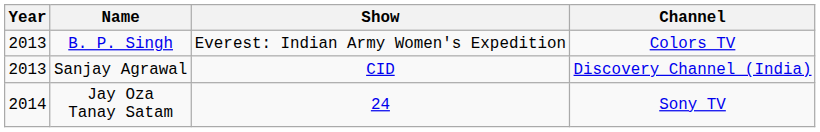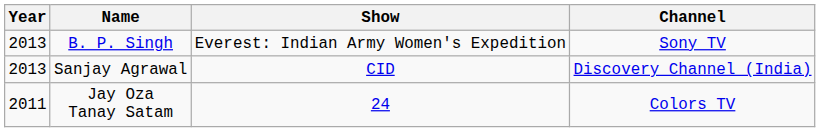(693, 43) Colors TV -> (693, 43) Sony TV
(27, 104) 2014 -> (27, 104) 2011
(693, 104) Sony TV -> (693, 104) Colors TV
